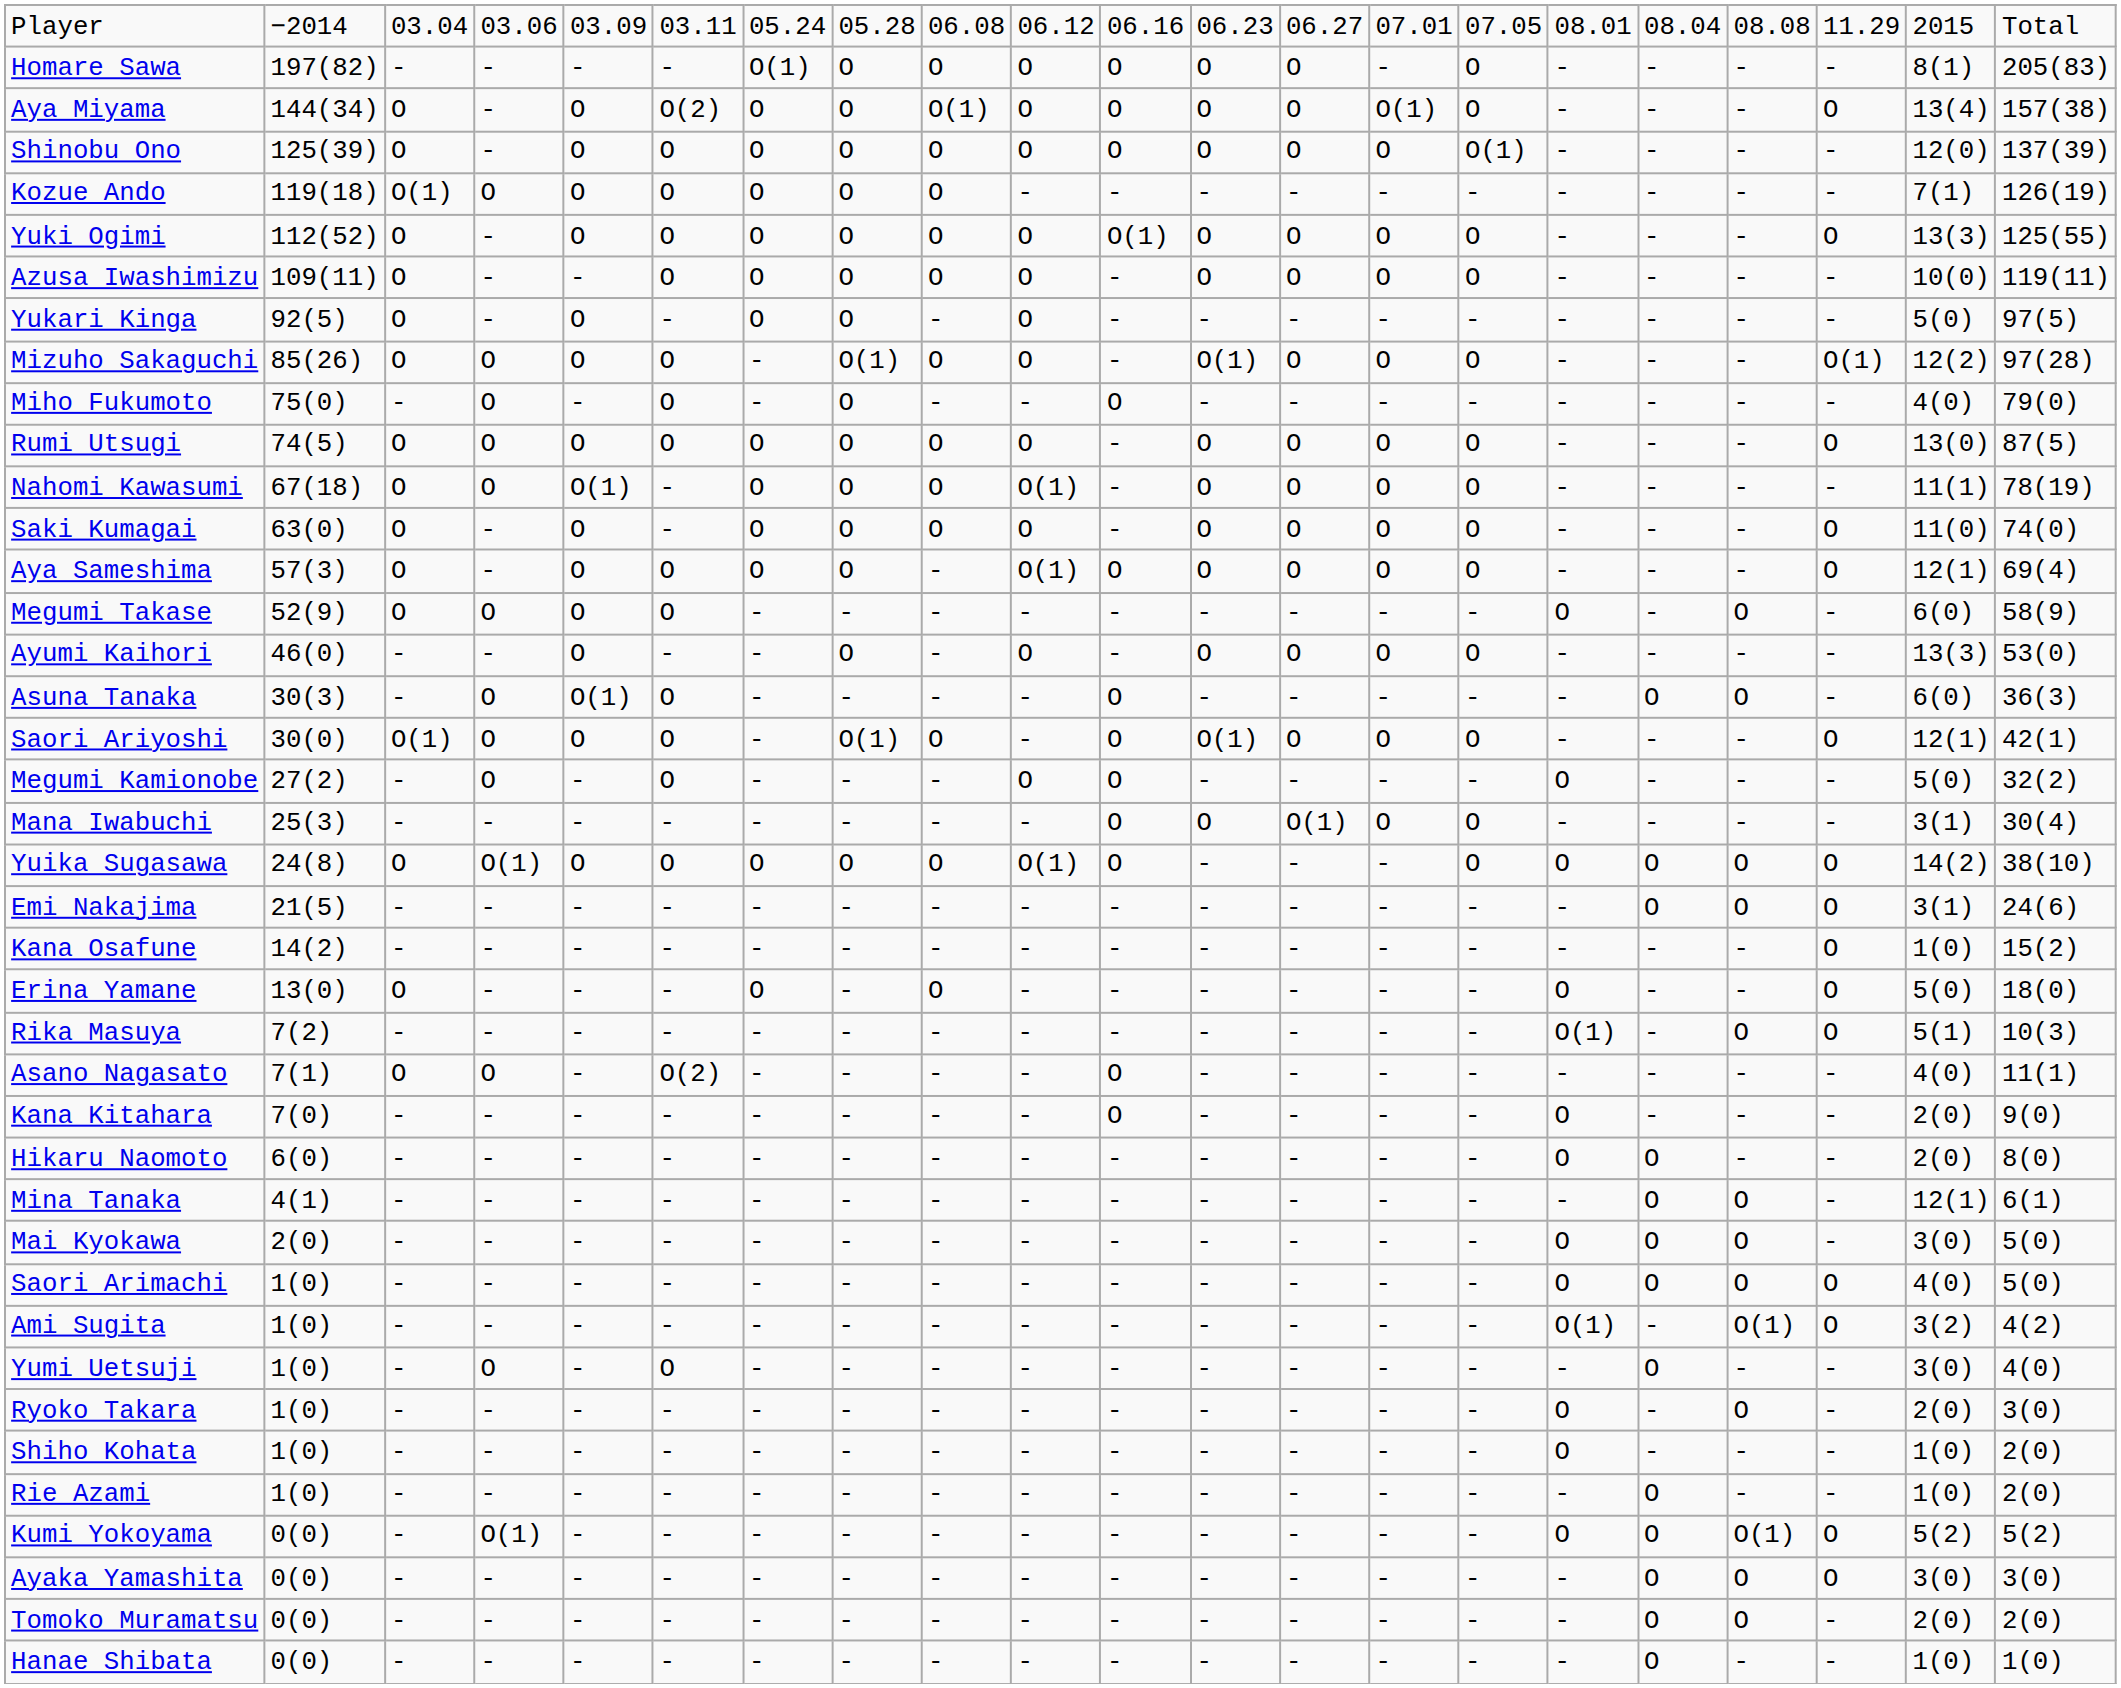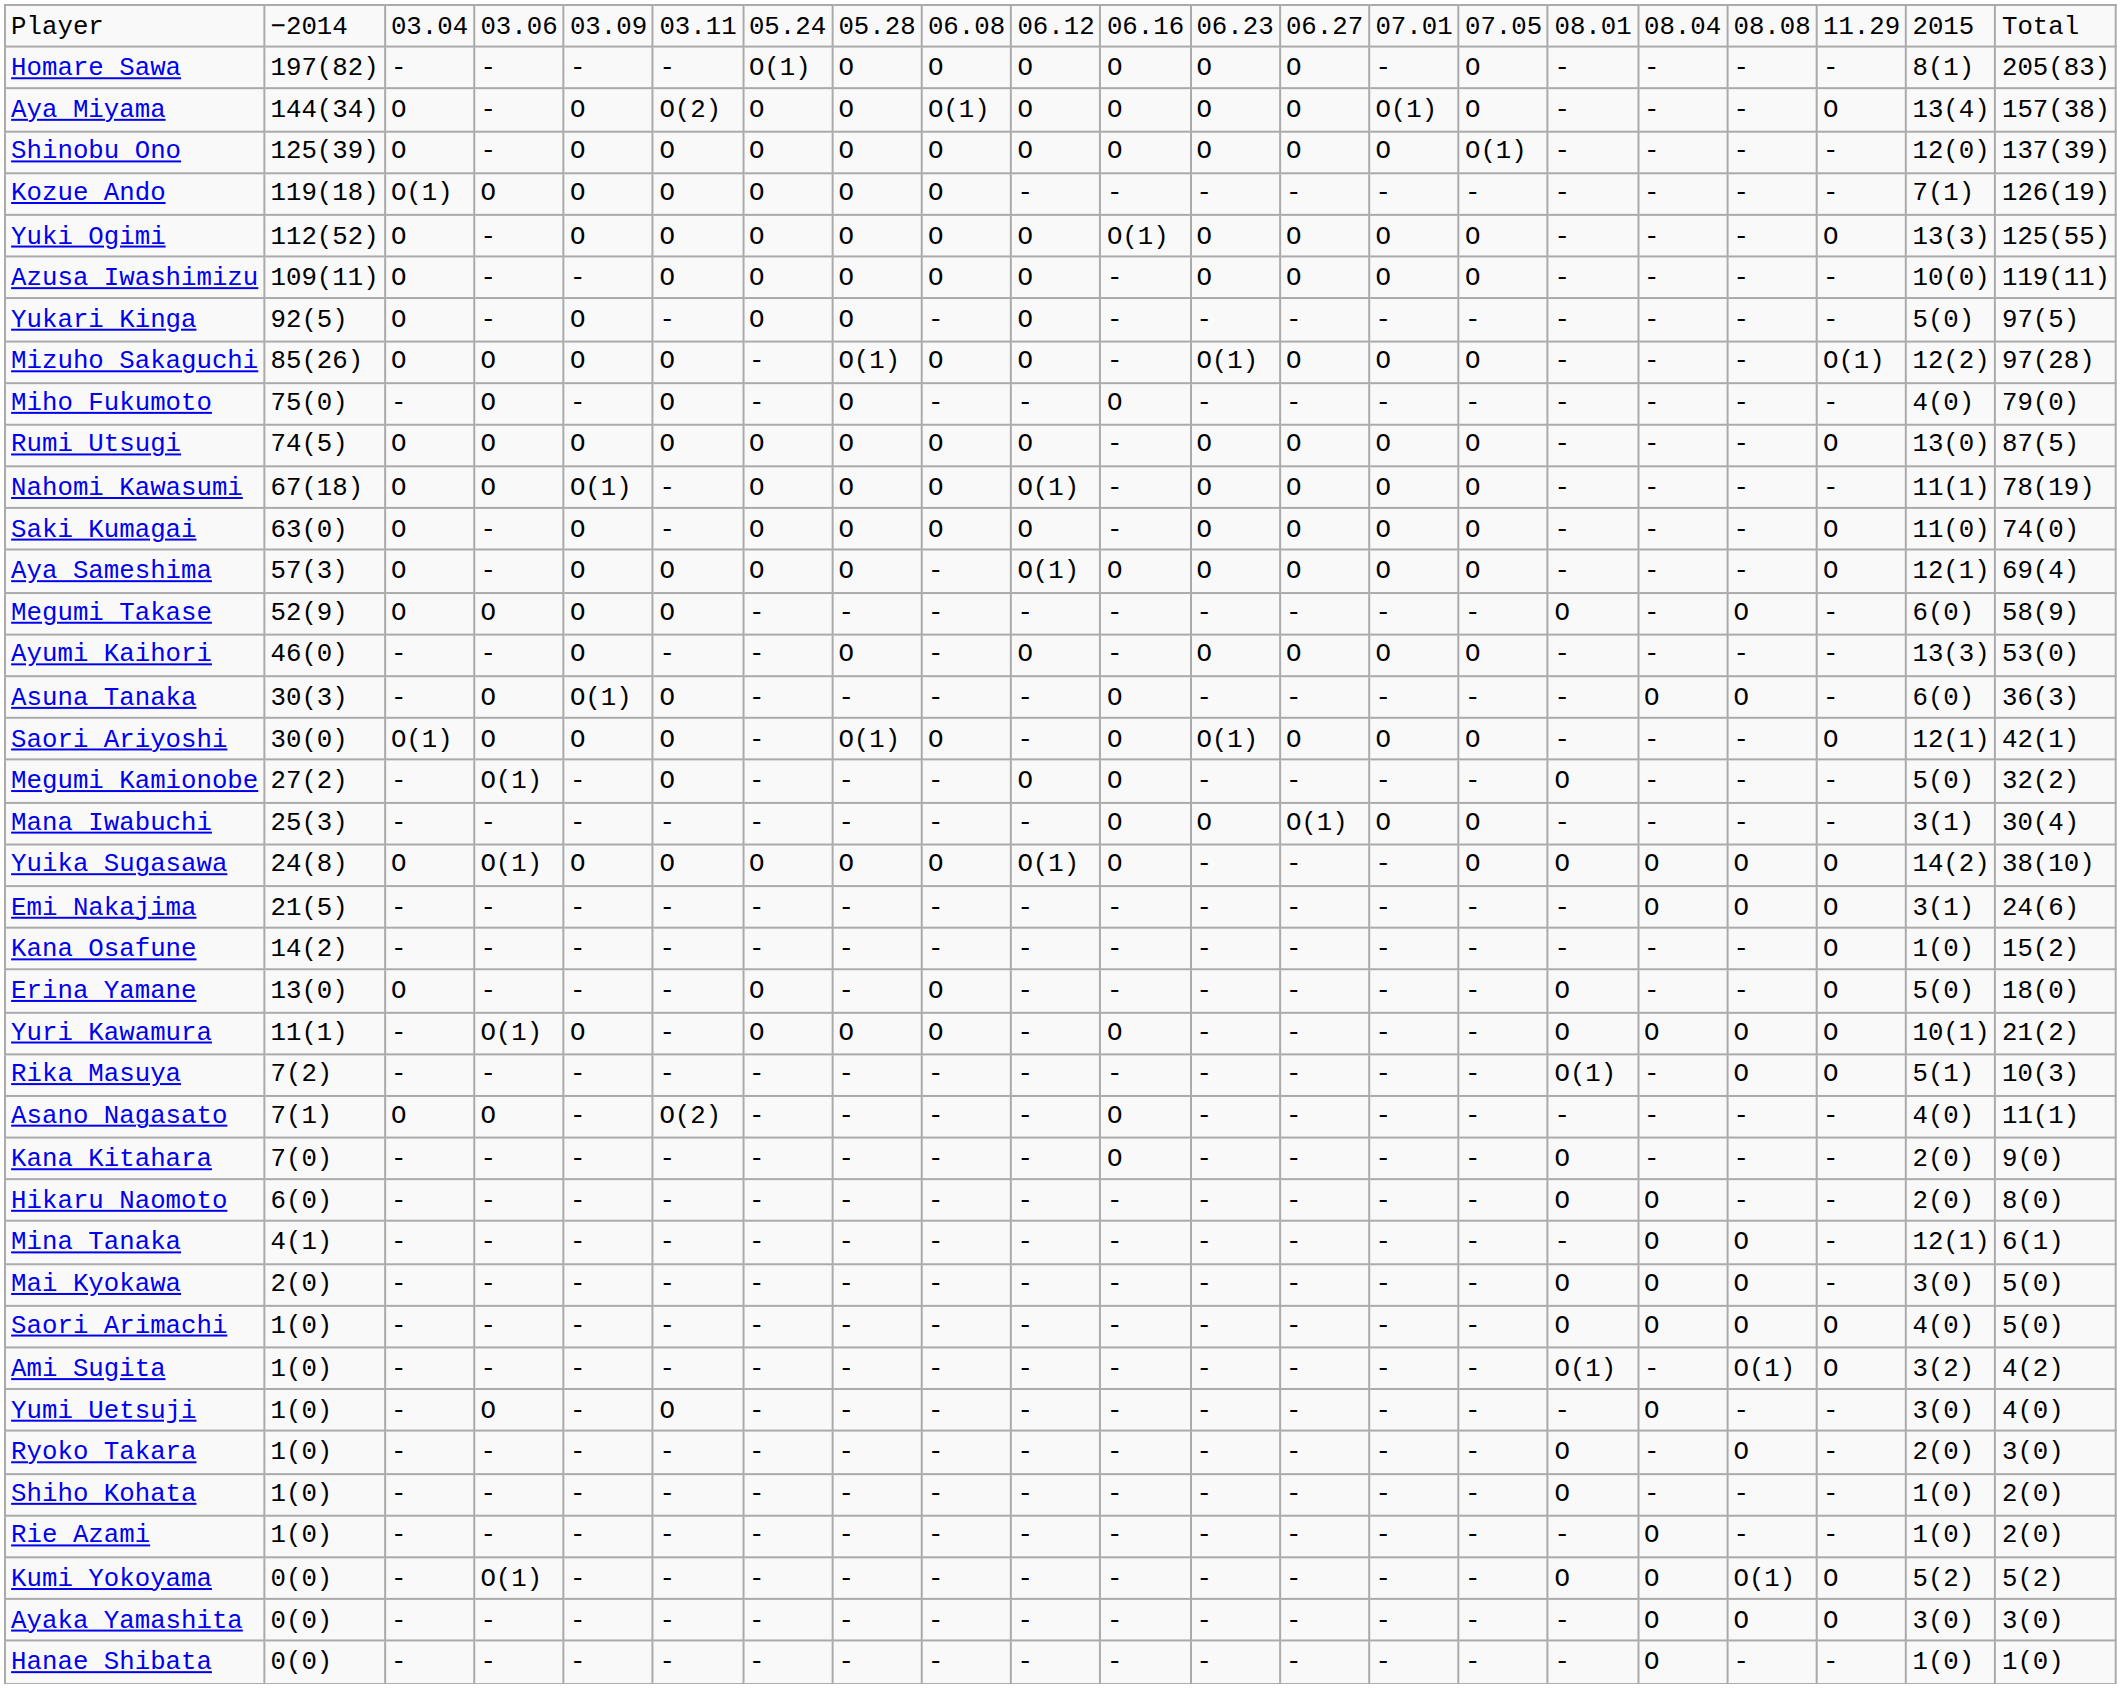(488, 781) O -> (511, 781) O(1)
+ row: (112, 1033)
- row: (135, 1620)
